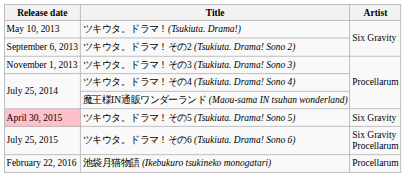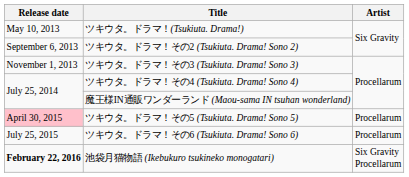(374, 117) Six Gravity -> (378, 117) Procellarum
(375, 140) Six Gravity Procellarum -> (378, 135) Procellarum
(42, 163) normal -> (44, 158) bold
(375, 163) Procellarum -> (378, 158) Six Gravity Procellarum
